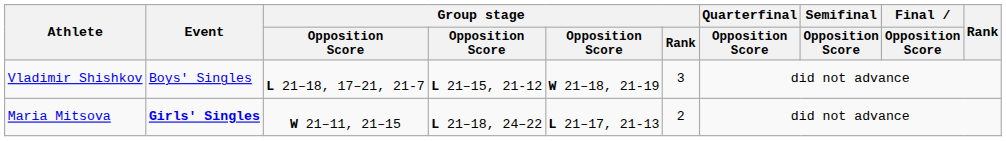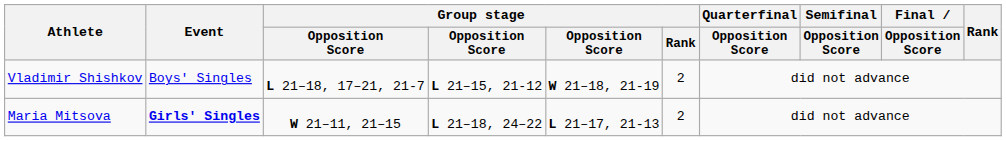(681, 79) 3 -> (681, 79) 2
